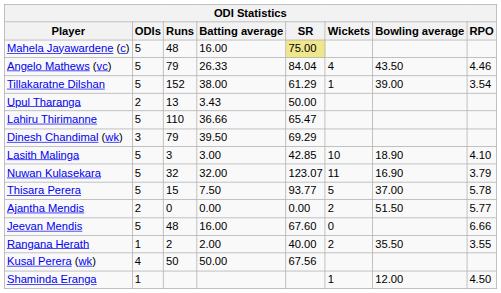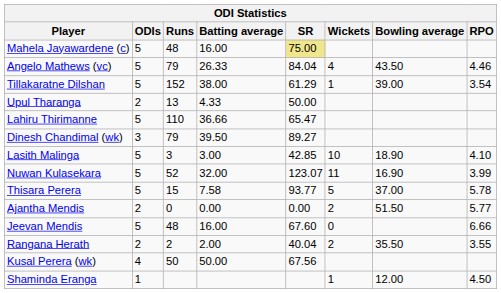(210, 102) 3.43 -> (210, 102) 4.33
(302, 137) 69.29 -> (302, 137) 89.27
(172, 173) 32 -> (172, 173) 52
(480, 173) 3.79 -> (480, 173) 3.99
(210, 191) 7.50 -> (210, 191) 7.58
(138, 244) 1 -> (138, 244) 2
(302, 244) 40.00 -> (302, 244) 40.04
